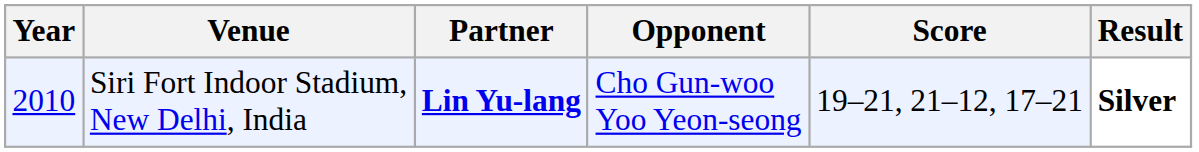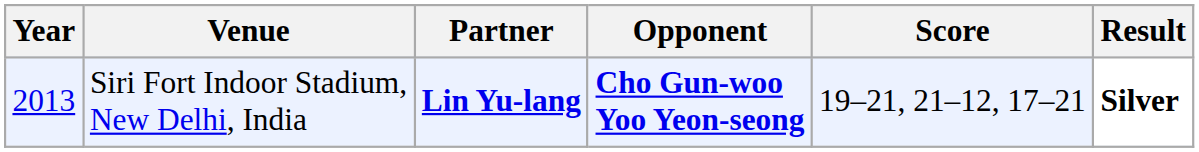(44, 101) 2010 -> (44, 101) 2013
(699, 101) normal -> (700, 101) bold
